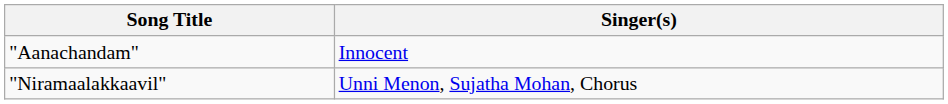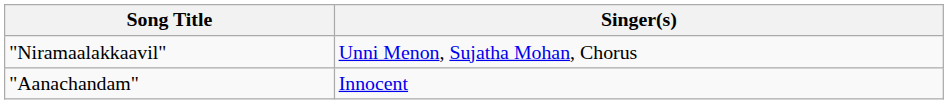rows swapped: (74, 51) <-> (88, 83)
